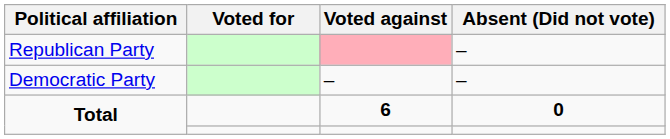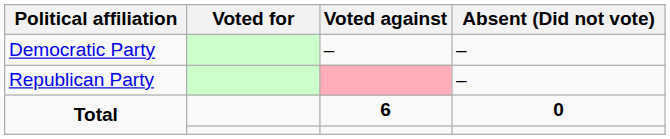rows swapped: (82, 79) <-> (81, 49)
